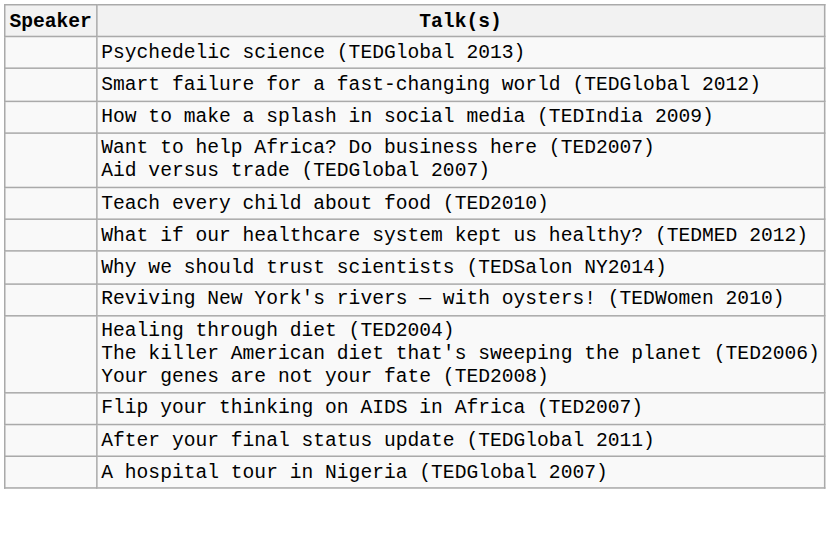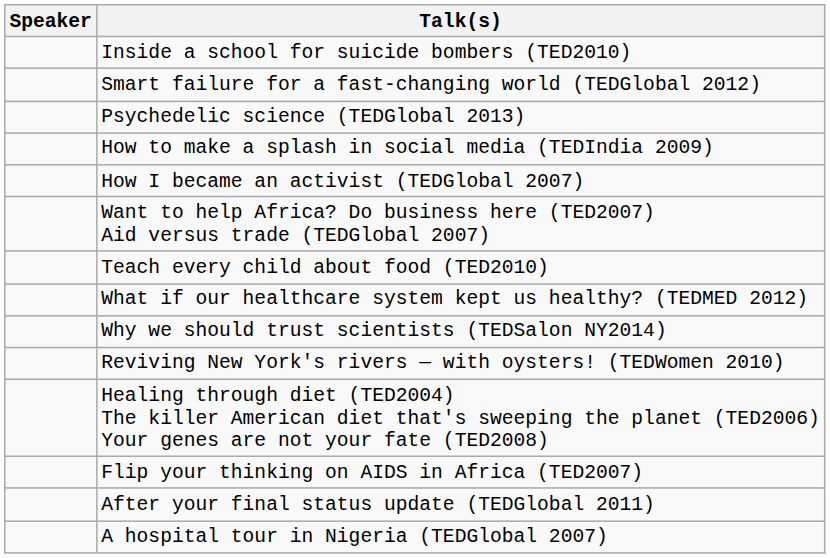+ row: (366, 53)
rows swapped: (431, 85) <-> (313, 53)
+ row: (343, 181)
